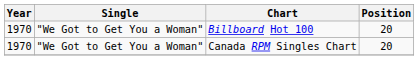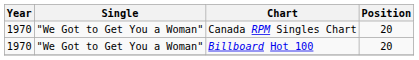rows swapped: (283, 46) <-> (261, 30)
